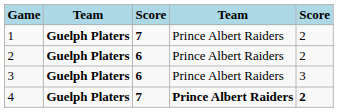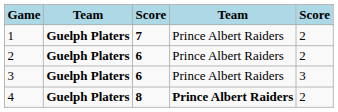(139, 96) 7 -> (139, 96) 8
(302, 96) bold -> (302, 96) normal
